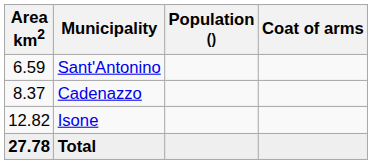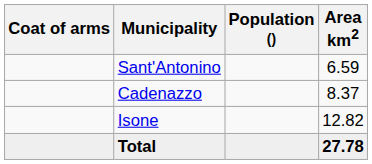columns swapped: (313, 29) <-> (29, 29)
